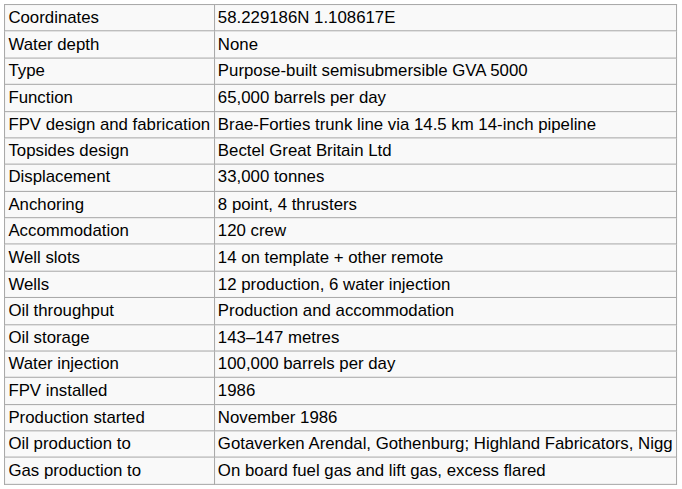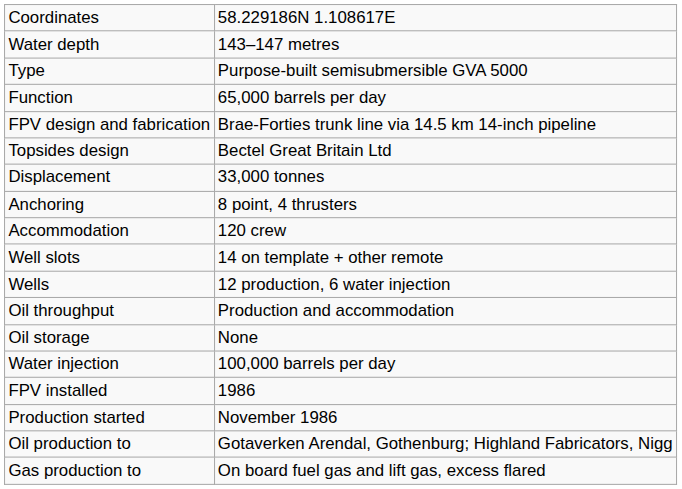(238, 44) None -> (279, 44) 143–147 metres
(279, 337) 143–147 metres -> (238, 337) None
